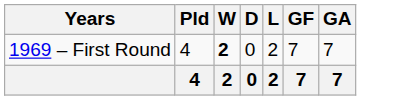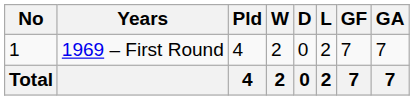+ column: (31, 19)
(223, 49) bold -> (276, 49) normal
